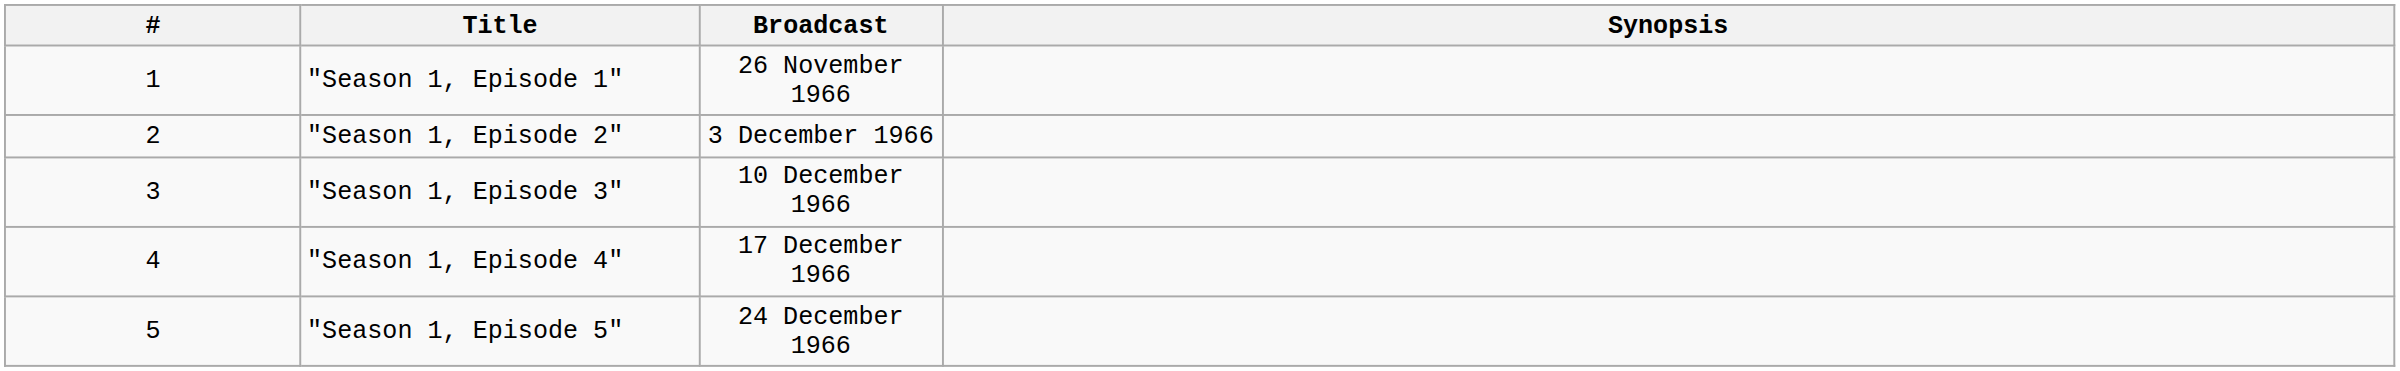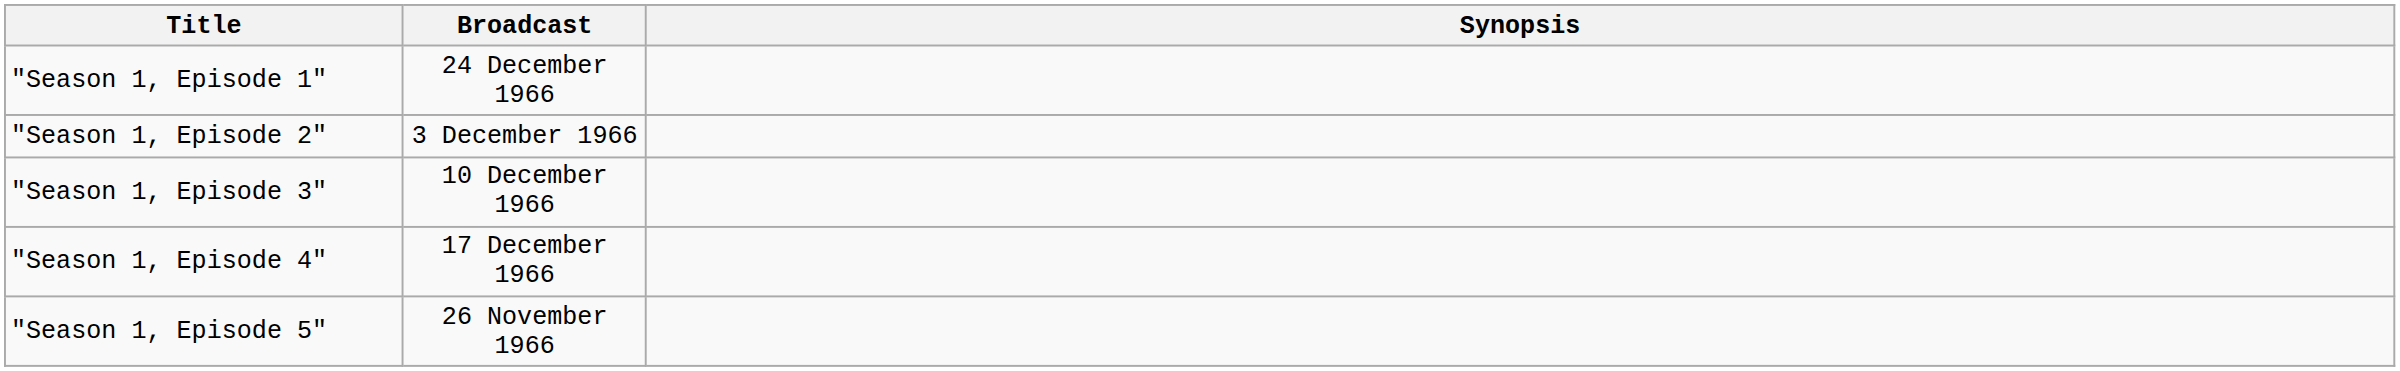- column: (153, 25)
(821, 81) 26 November 1966 -> (525, 81) 24 December 1966
(821, 331) 24 December 1966 -> (525, 331) 26 November 1966
